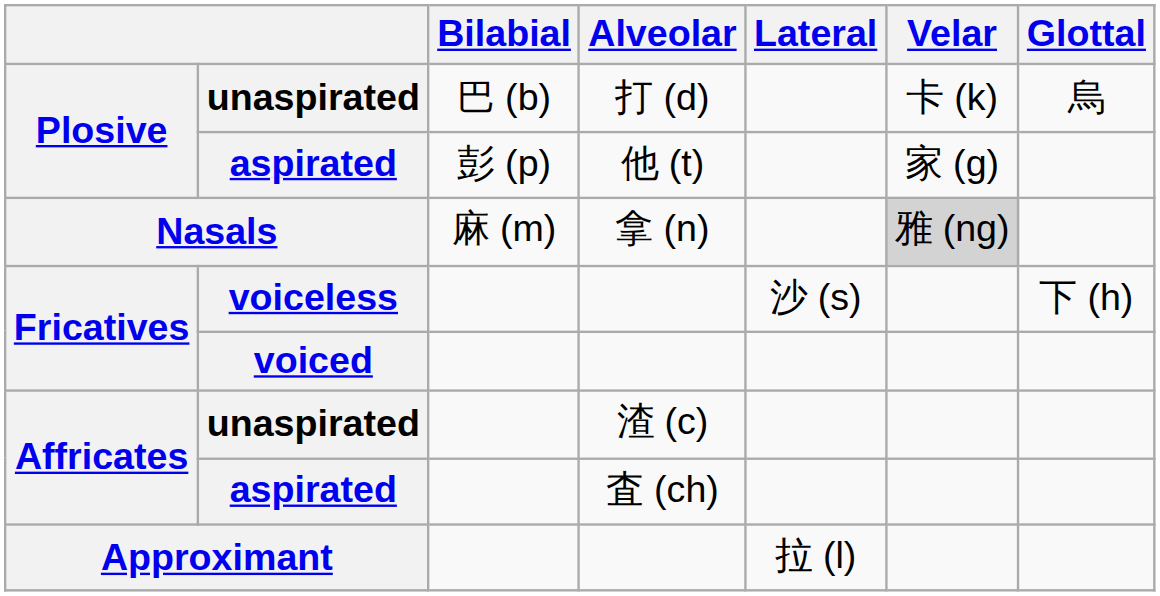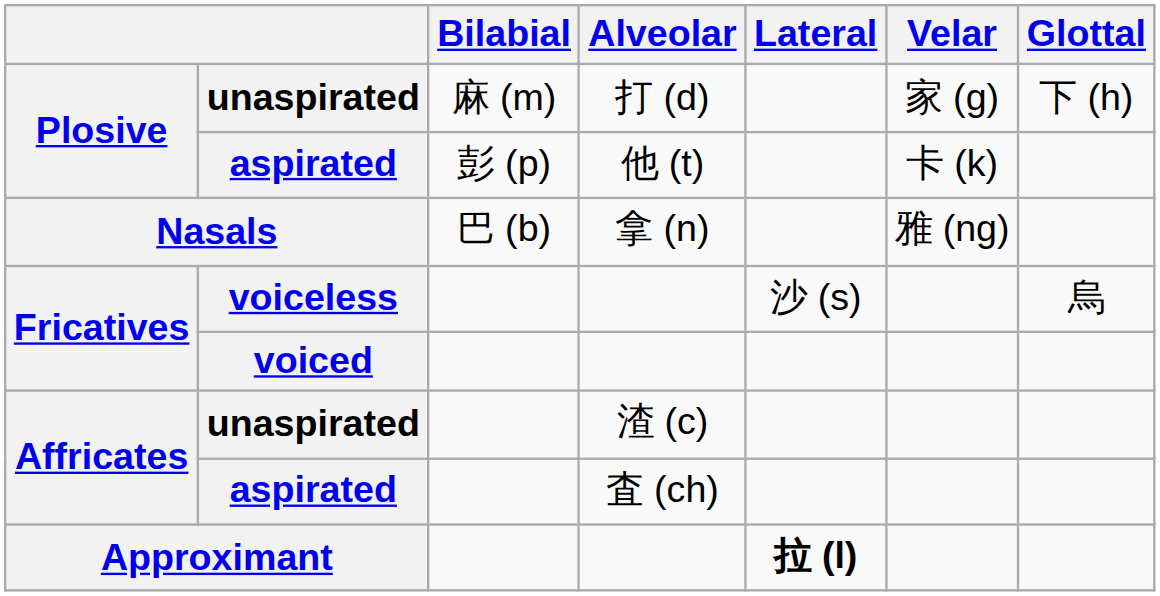(504, 96) 巴 (b) -> (504, 96) 麻 (m)
(952, 96) 卡 (k) -> (952, 96) 家 (g)
(1086, 96) 烏 -> (1086, 96) 下 (h)
(952, 162) 家 (g) -> (952, 162) 卡 (k)
(504, 229) 麻 (m) -> (504, 229) 巴 (b)
(952, 229) lightgrey background -> (952, 229) no background
(1086, 296) 下 (h) -> (1086, 296) 烏
(816, 556) normal -> (816, 556) bold
